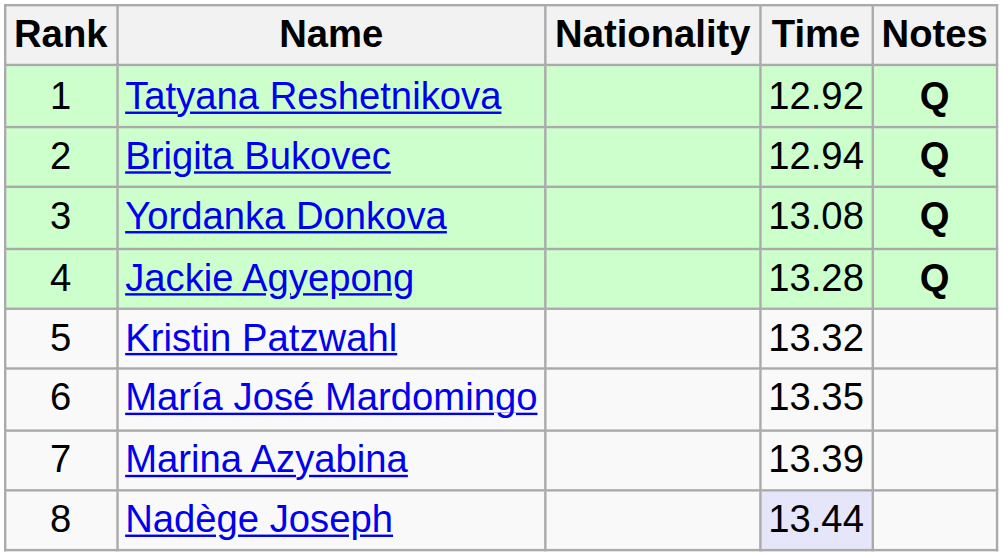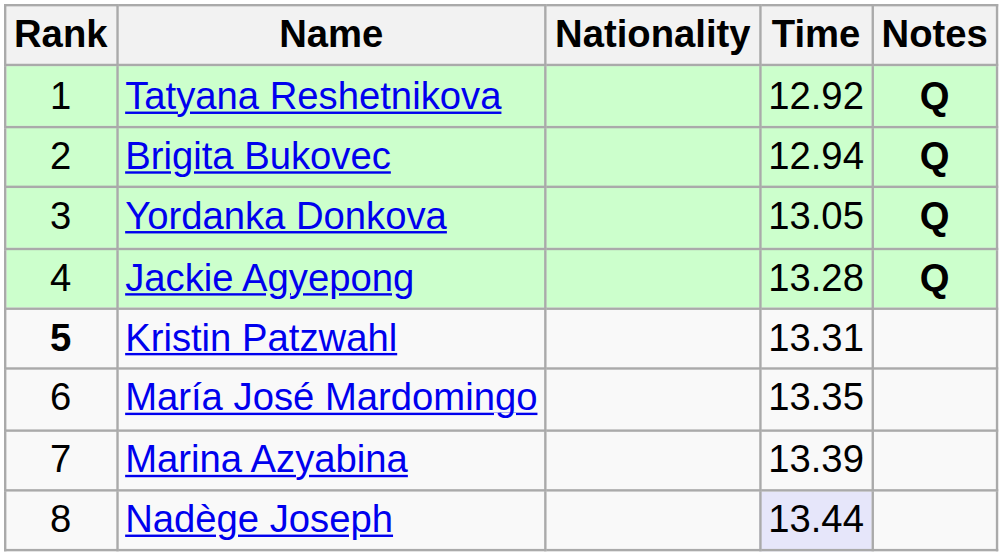(816, 216) 13.08 -> (816, 216) 13.05
(61, 338) normal -> (61, 338) bold
(816, 338) 13.32 -> (816, 338) 13.31
